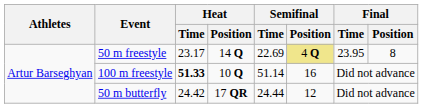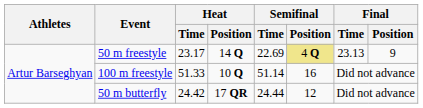(351, 54) 23.95 -> (351, 54) 23.13
(393, 54) 8 -> (393, 54) 9
(191, 73) bold -> (191, 73) normal
